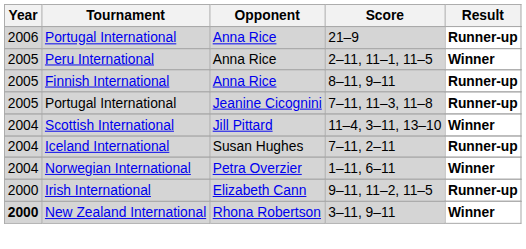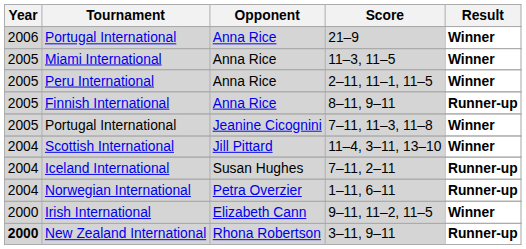(483, 38) Runner-up -> (471, 38) Winner
+ row: (103, 59)
(483, 103) Runner-up -> (471, 125) Winner
(471, 169) Winner -> (483, 191) Runner-up
(483, 191) Runner-up -> (471, 212) Winner
(471, 212) Winner -> (483, 234) Runner-up
